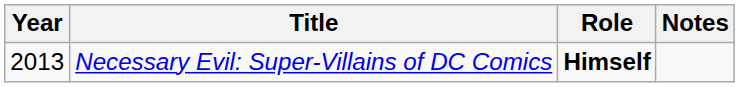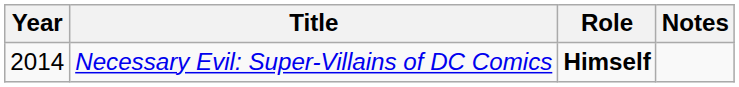(37, 61) 2013 -> (37, 61) 2014
